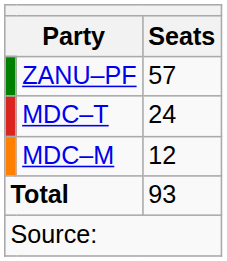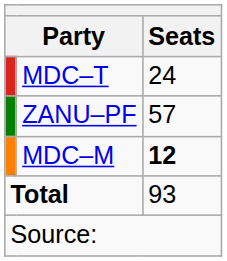rows swapped: (79, 75) <-> (65, 115)
(162, 155) normal -> (162, 155) bold
